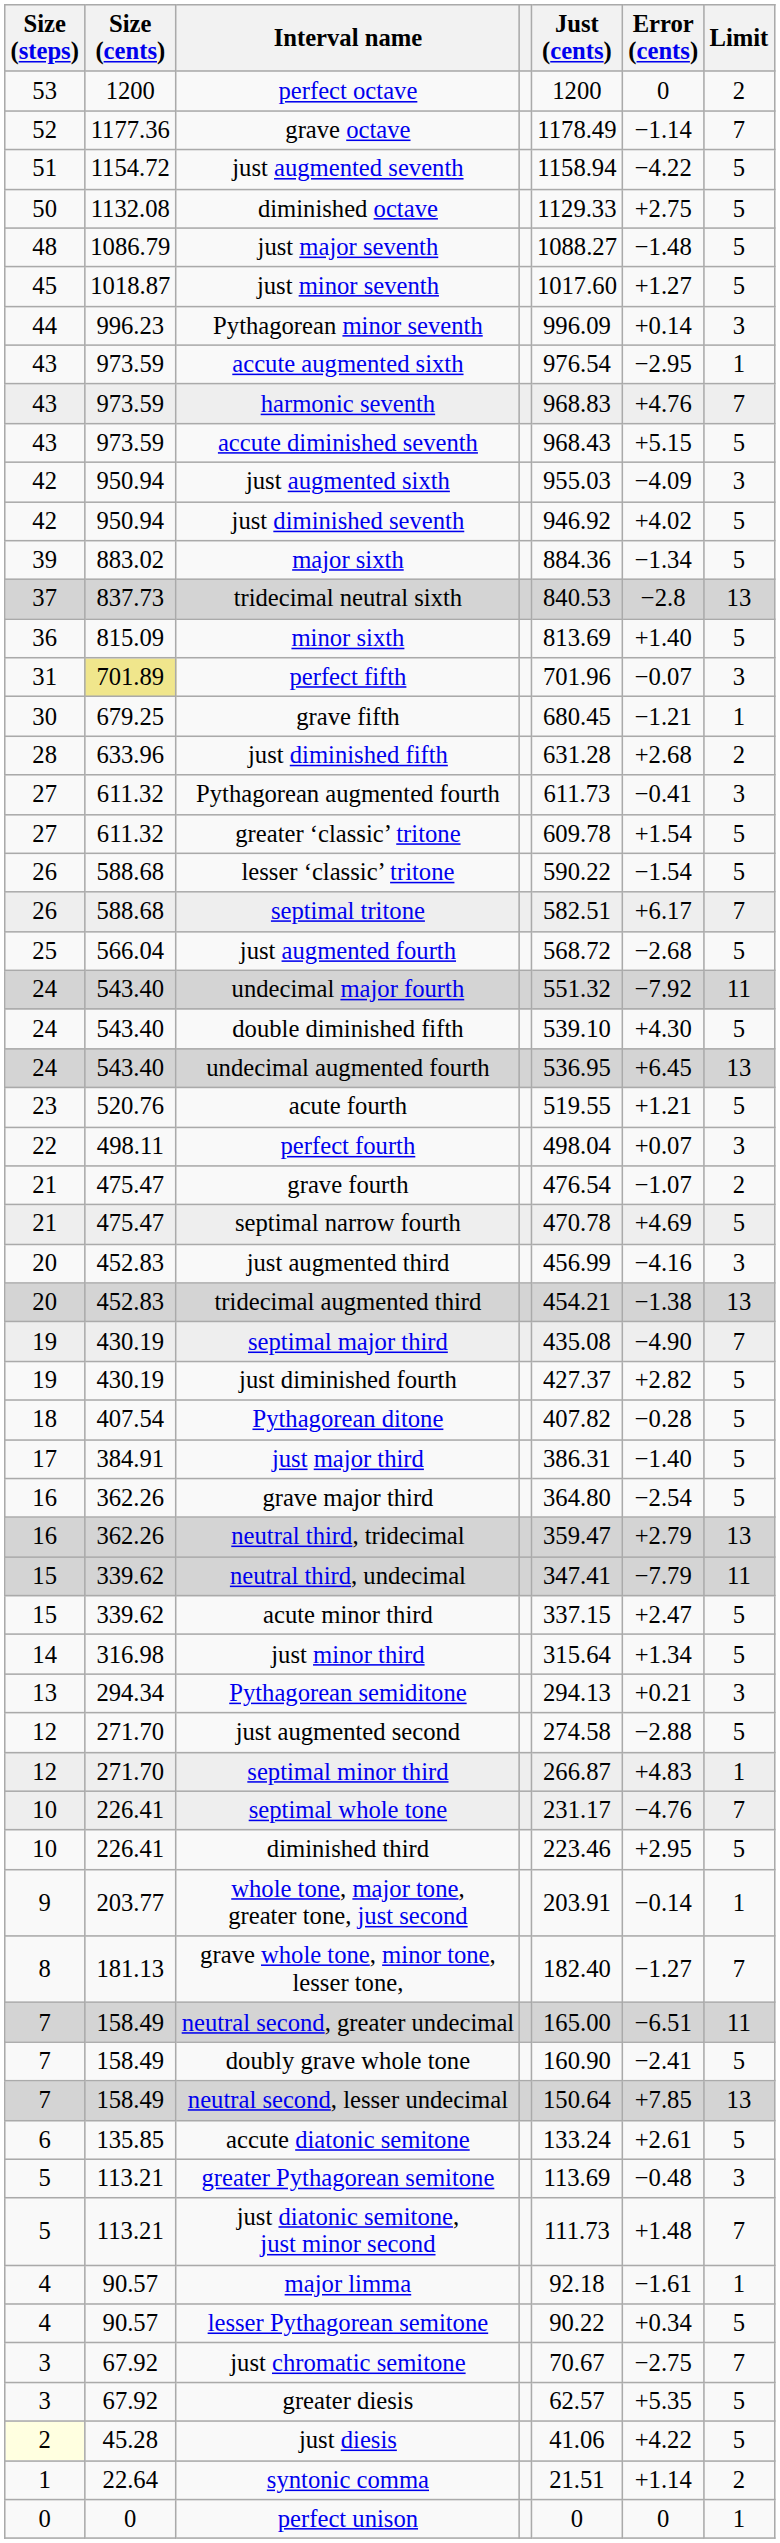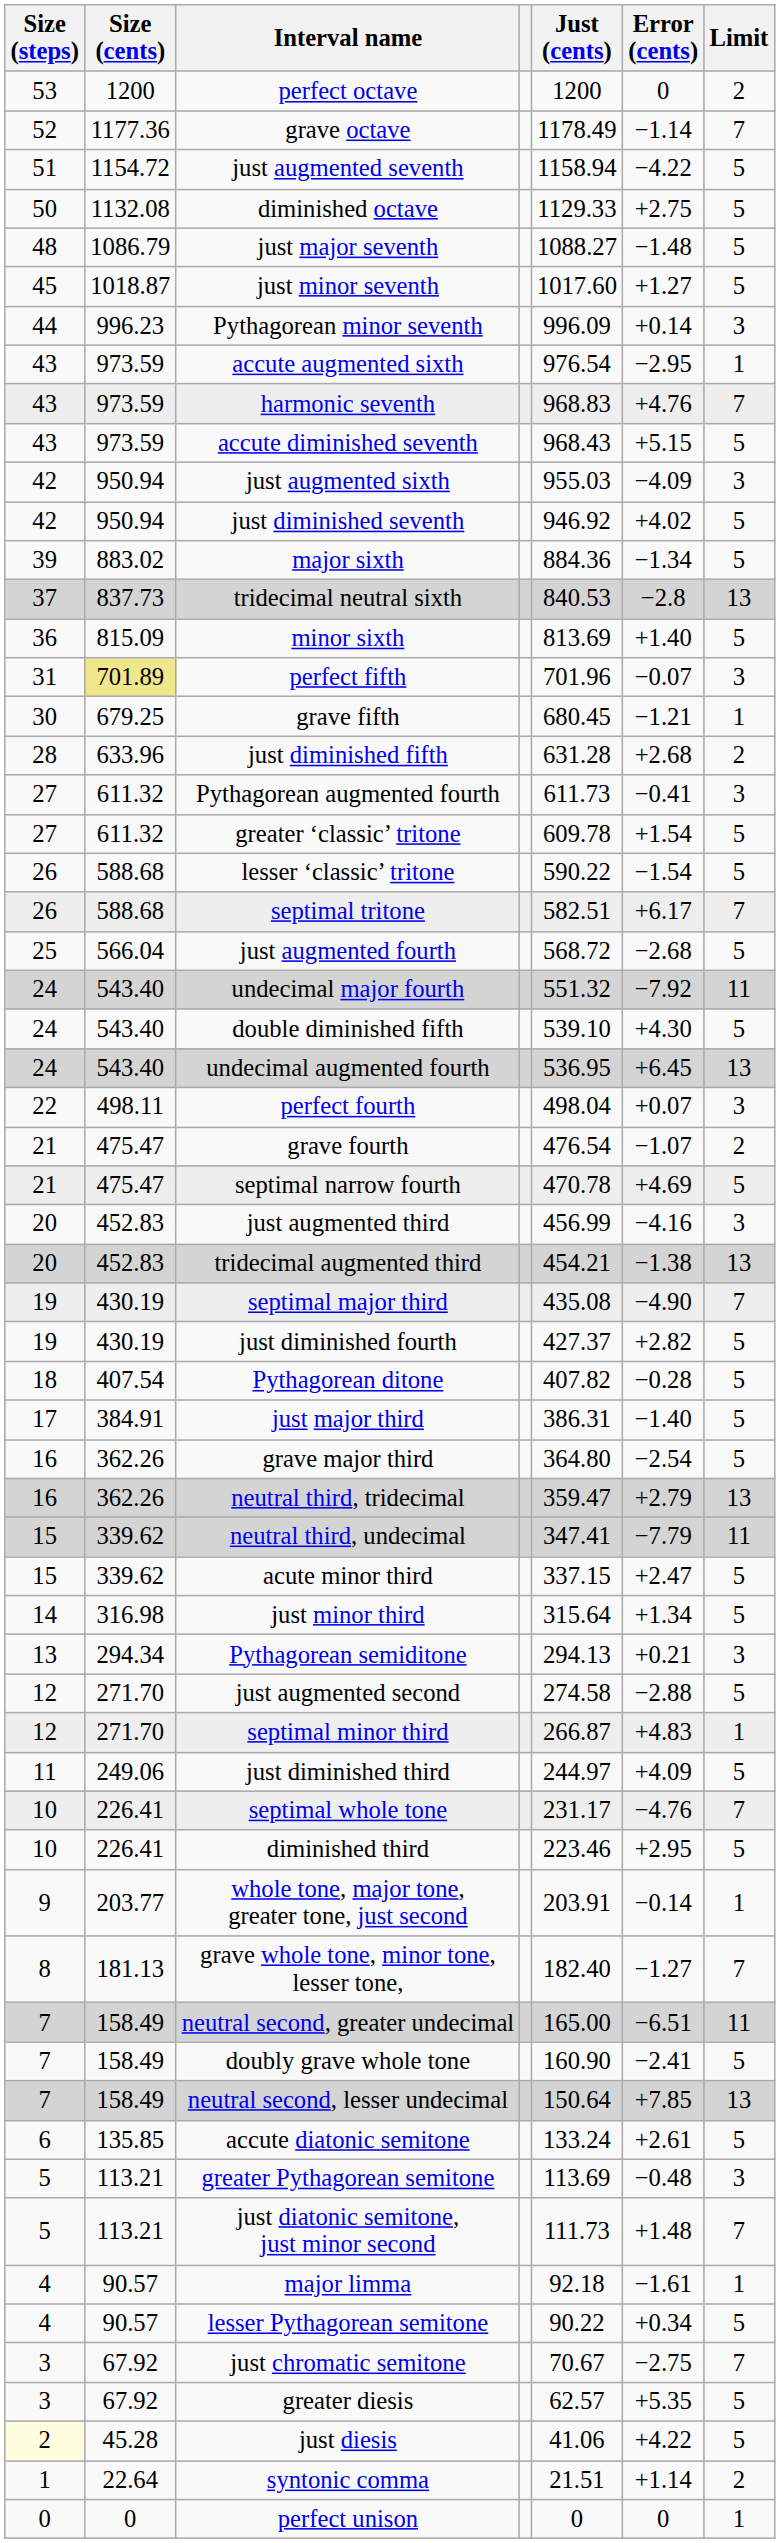- row: (348, 1106)
+ row: (348, 1771)
